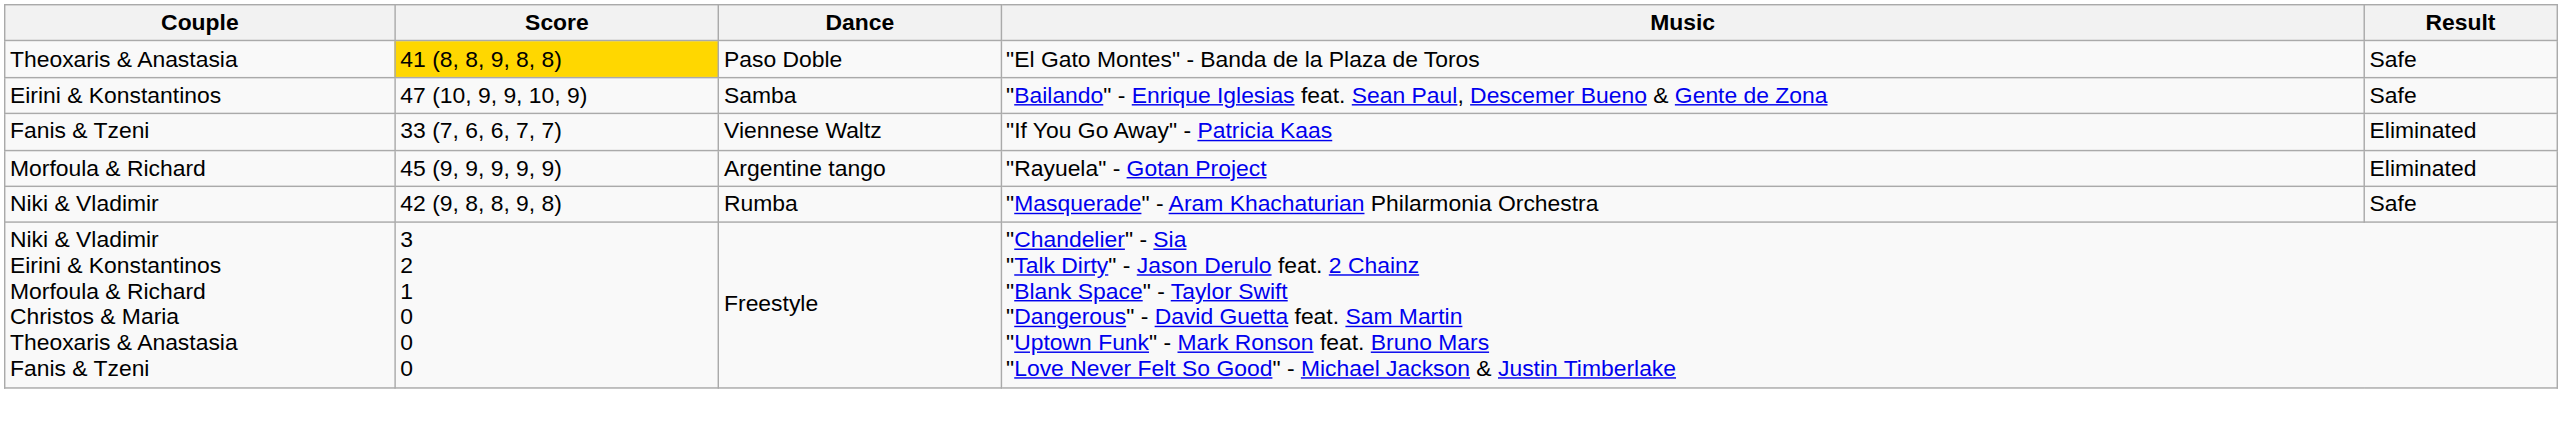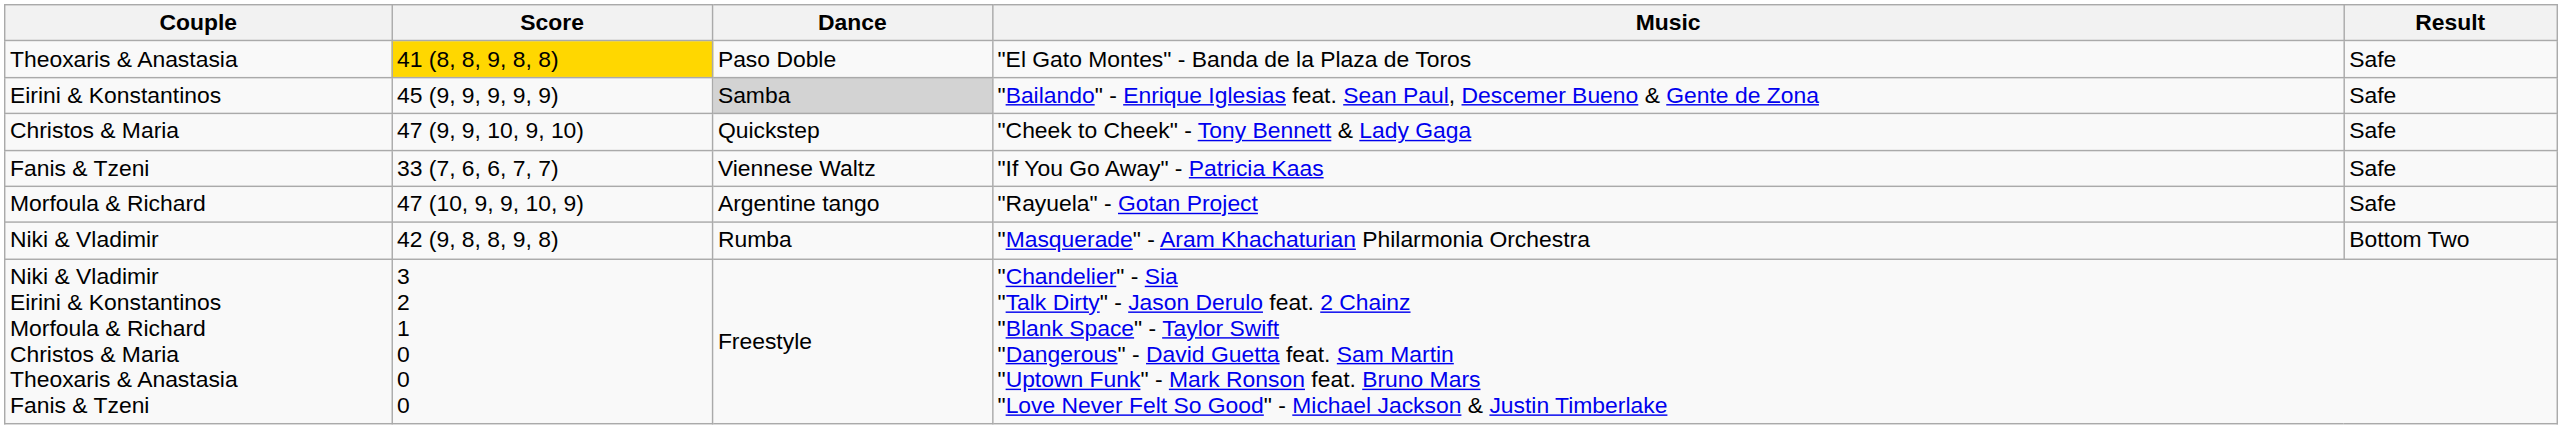(494, 95) 47 (10, 9, 9, 10, 9) -> (478, 95) 45 (9, 9, 9, 9, 9)
(760, 95) no background -> (754, 95) lightgrey background
+ row: (95, 131)
(2423, 131) Eliminated -> (2373, 167) Safe
(481, 167) 45 (9, 9, 9, 9, 9) -> (490, 204) 47 (10, 9, 9, 10, 9)
(2423, 167) Eliminated -> (2373, 204) Safe
(2393, 204) Safe -> (2409, 240) Bottom Two
